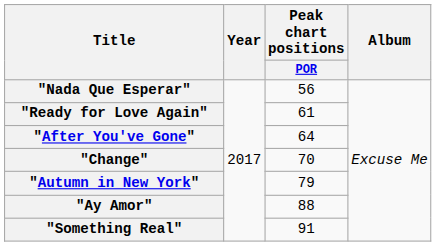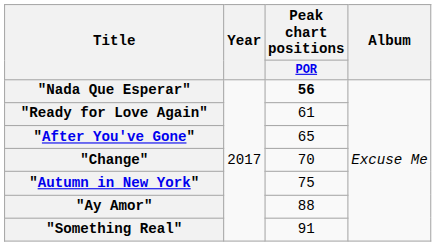(306, 91) normal -> (306, 91) bold
(306, 137) 64 -> (306, 137) 65
(306, 183) 79 -> (306, 183) 75
